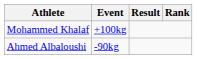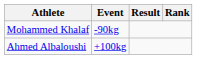(110, 29) +100kg -> (106, 29) -90kg
(106, 46) -90kg -> (110, 46) +100kg
